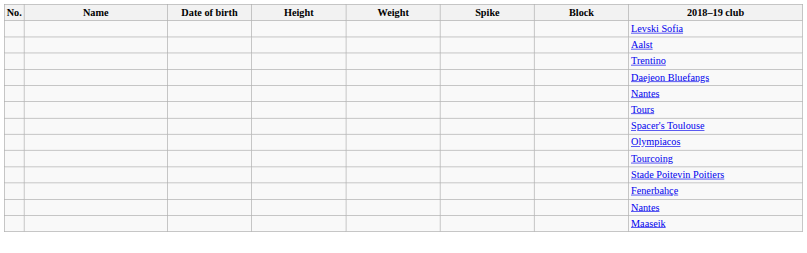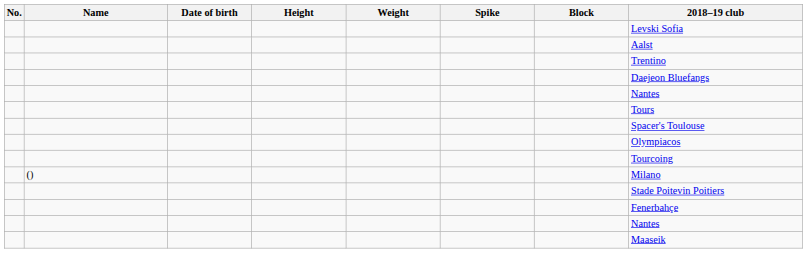+ row: (14, 175)
